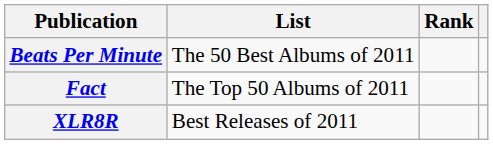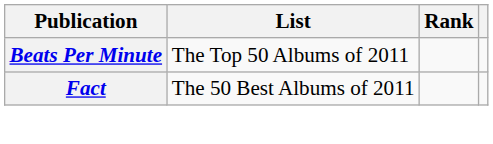(293, 54) The 50 Best Albums of 2011 -> (290, 54) The Top 50 Albums of 2011
(290, 88) The Top 50 Albums of 2011 -> (293, 88) The 50 Best Albums of 2011
- row: (86, 121)
